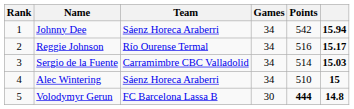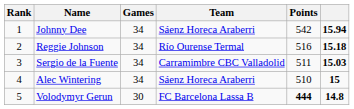columns swapped: (186, 12) <-> (269, 12)
(334, 46) 15.17 -> (334, 46) 15.18
(304, 63) 514 -> (304, 63) 511
